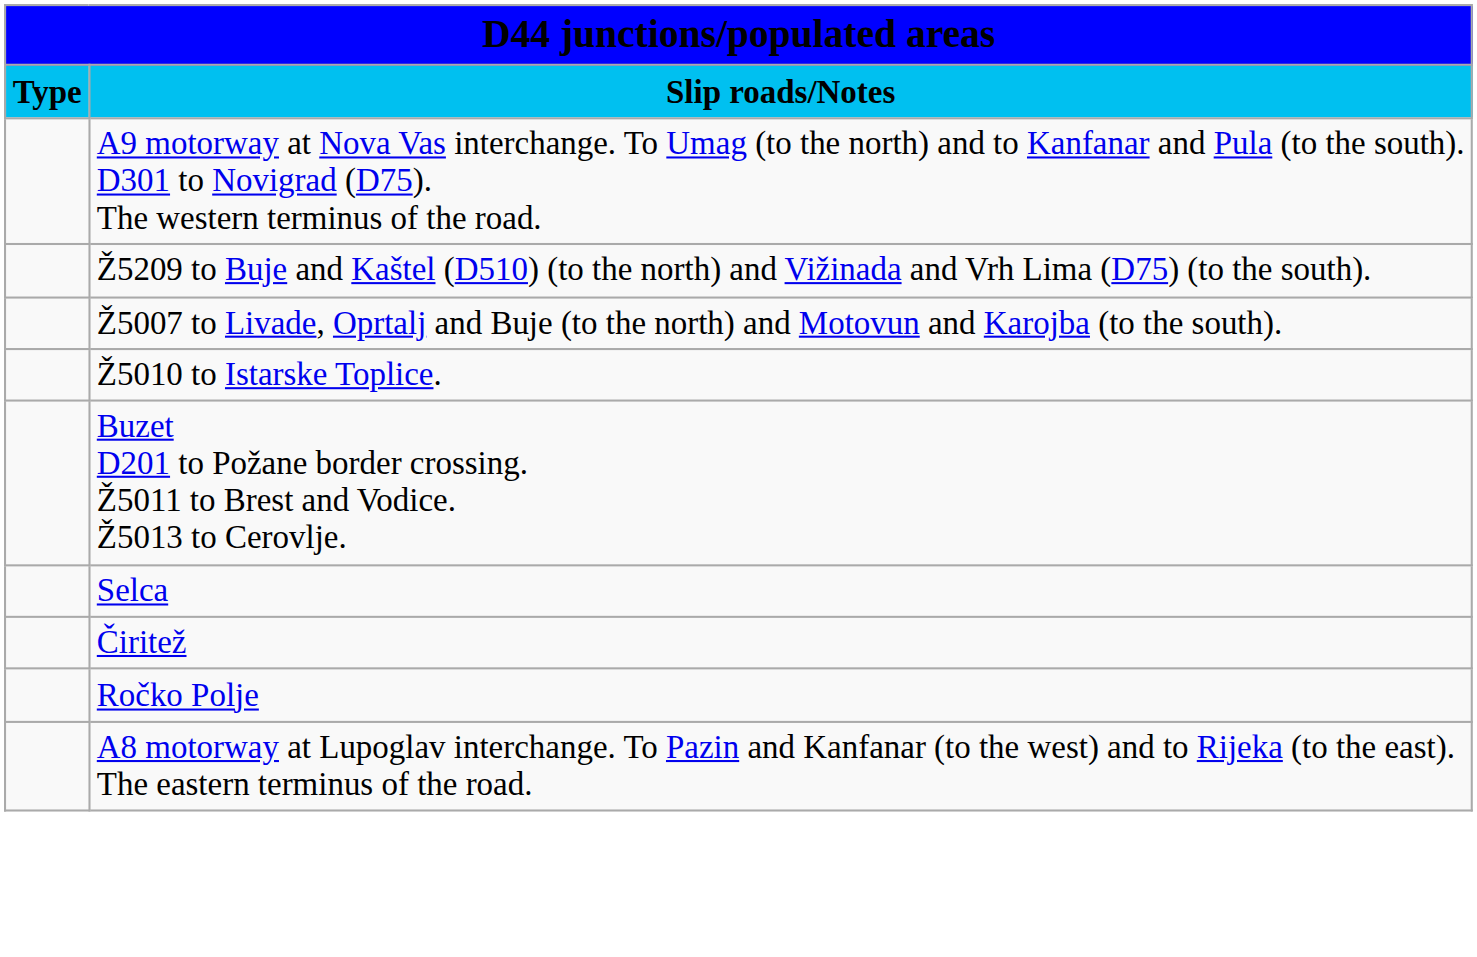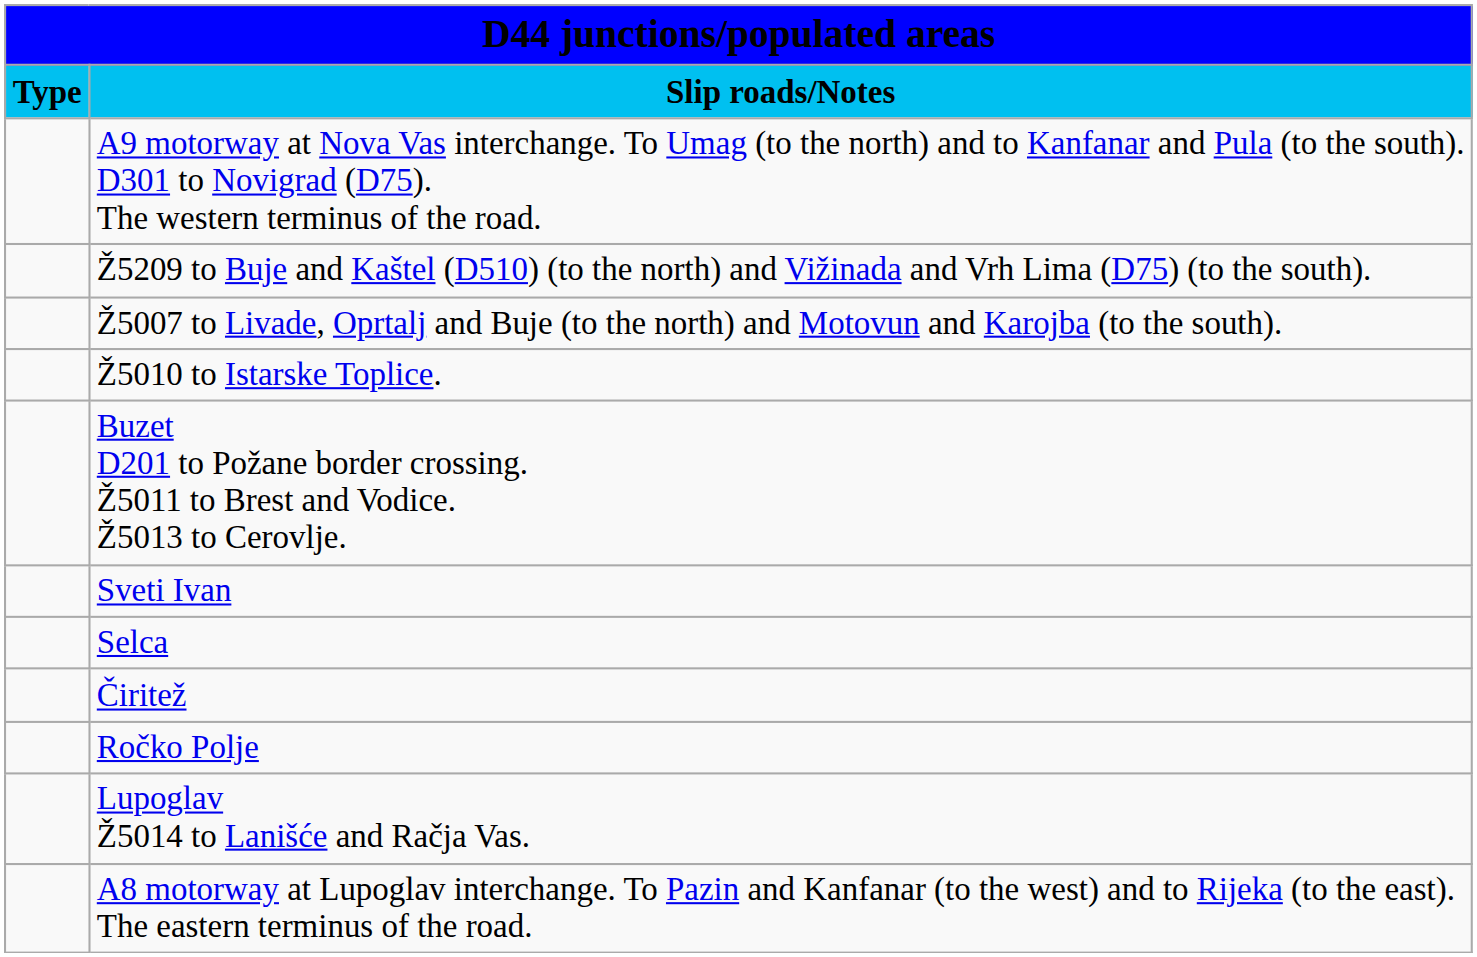+ row: (164, 590)
+ row: (313, 817)
